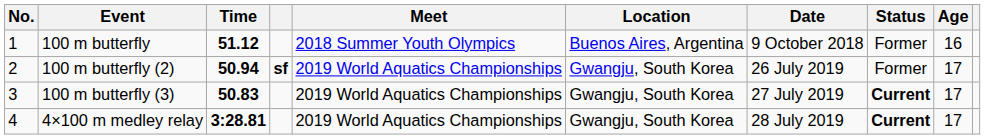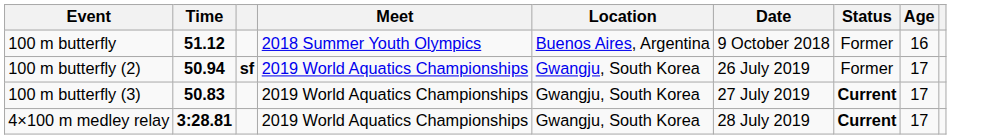- column: (21, 17)
